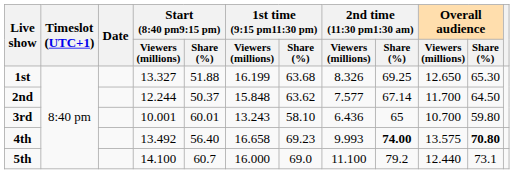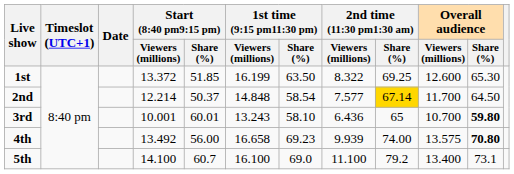(158, 76) 13.327 -> (158, 76) 13.372
(205, 76) 51.88 -> (205, 76) 51.85
(301, 76) 63.68 -> (301, 76) 63.50
(349, 76) 8.326 -> (349, 76) 8.322
(443, 76) 12.650 -> (443, 76) 12.600
(158, 97) 12.244 -> (158, 97) 12.214
(252, 97) 15.848 -> (252, 97) 14.848
(301, 97) 63.62 -> (301, 97) 58.54
(397, 97) no background -> (397, 97) gold background
(485, 117) normal -> (485, 117) bold
(205, 138) 56.40 -> (205, 138) 56.00
(349, 138) 9.993 -> (349, 138) 9.939
(397, 138) bold -> (397, 138) normal
(252, 158) 16.000 -> (252, 158) 16.100
(443, 158) 12.440 -> (443, 158) 13.400
